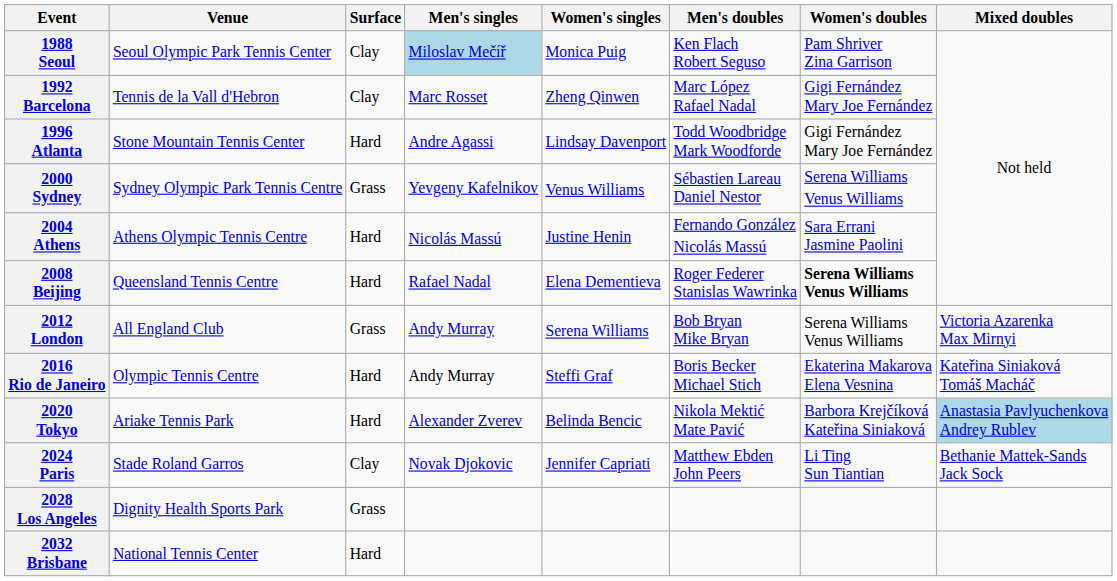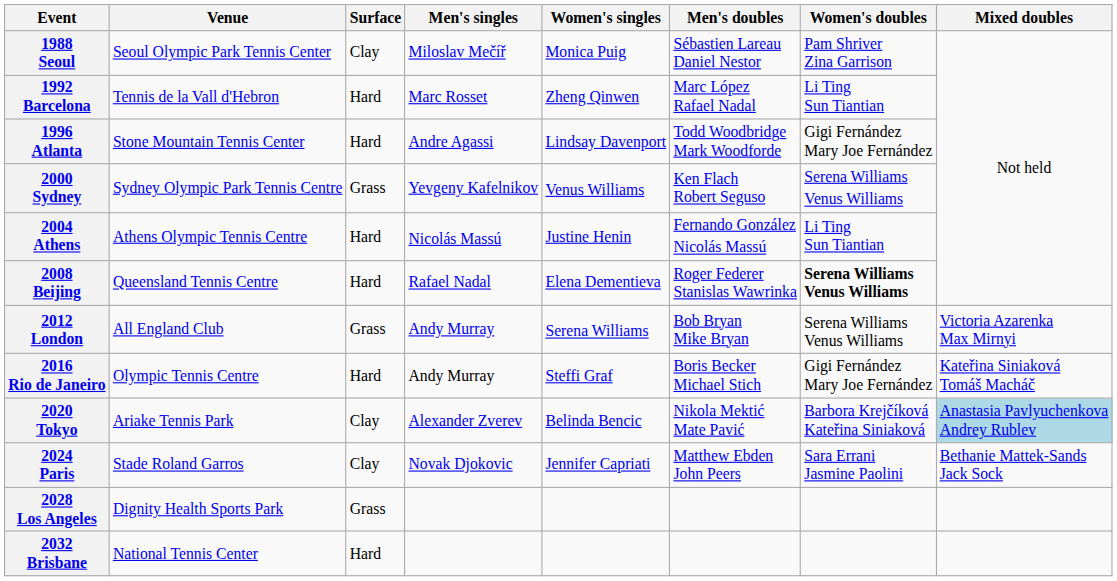(457, 52) lightblue background -> (457, 52) no background
(719, 52) Ken Flach Robert Seguso -> (727, 52) Sébastien Lareau Daniel Nestor
(365, 97) Clay -> (365, 97) Hard
(868, 97) Gigi Fernández Mary Joe Fernández -> (844, 97) Li Ting Sun Tiantian
(727, 188) Sébastien Lareau Daniel Nestor -> (719, 188) Ken Flach Robert Seguso
(854, 236) Sara Errani Jasmine Paolini -> (844, 236) Li Ting Sun Tiantian
(868, 376) Ekaterina Makarova Elena Vesnina -> (868, 376) Gigi Fernández Mary Joe Fernández
(365, 420) Hard -> (365, 420) Clay
(844, 465) Li Ting Sun Tiantian -> (854, 465) Sara Errani Jasmine Paolini
